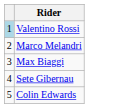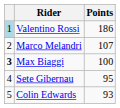+ column: (100, 12)
(9, 62) normal -> (9, 62) bold
